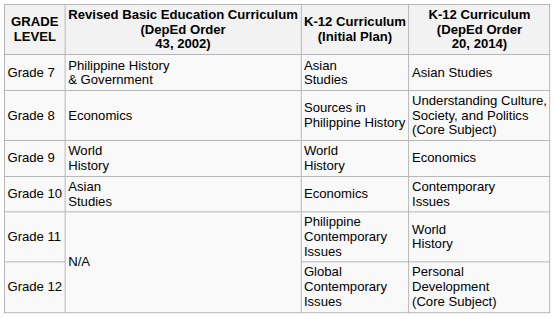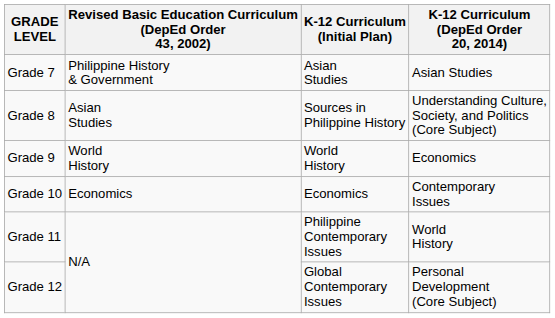(100, 115) Economics -> (90, 115) Asian Studies
(90, 194) Asian Studies -> (100, 194) Economics
